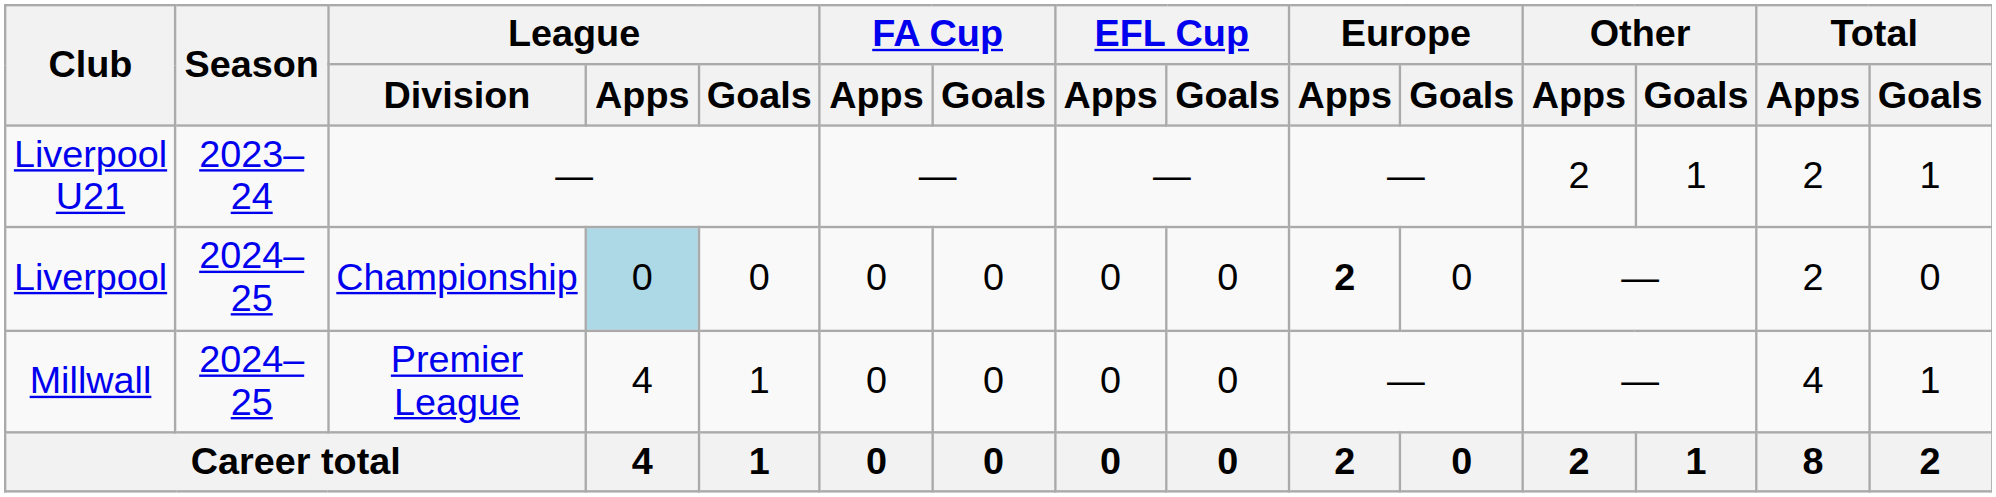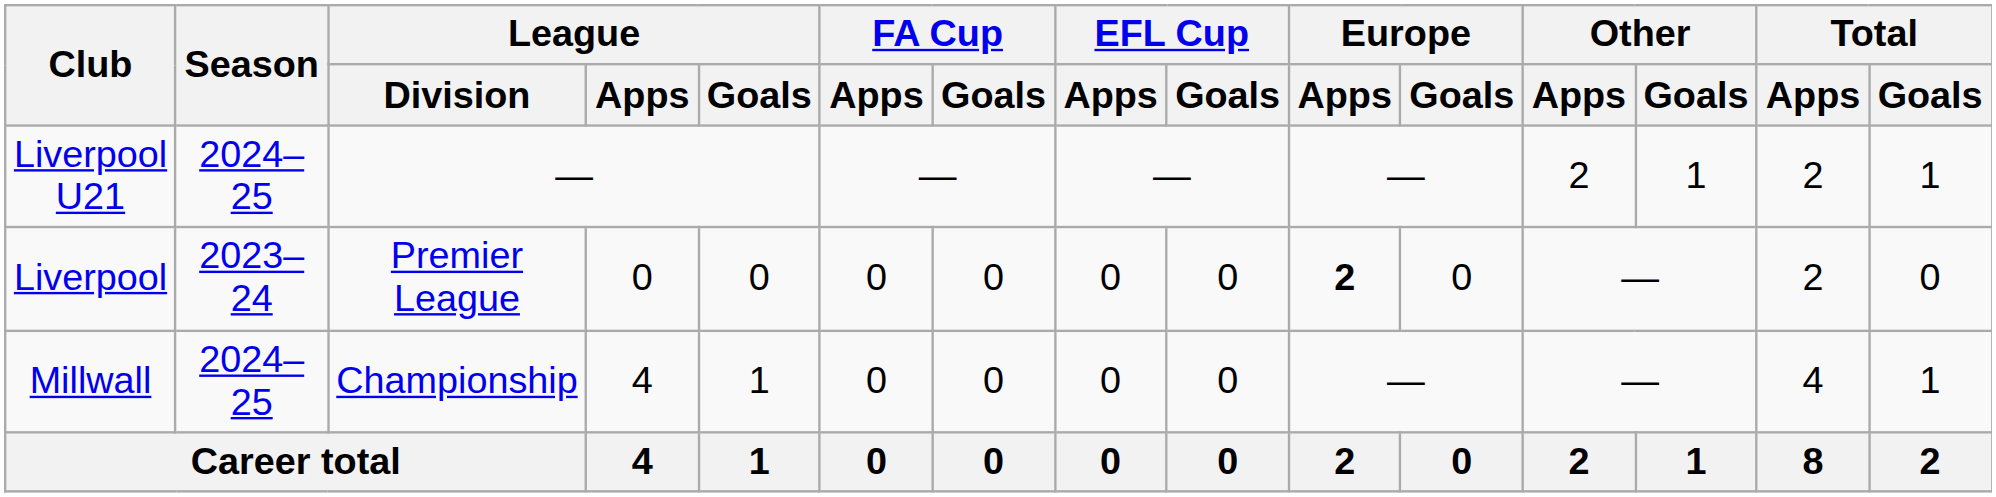(252, 175) 2023–24 -> (252, 175) 2024–25
(252, 277) 2024–25 -> (252, 277) 2023–24
(457, 277) Championship -> (457, 277) Premier League
(642, 277) lightblue background -> (642, 277) no background
(457, 380) Premier League -> (457, 380) Championship
